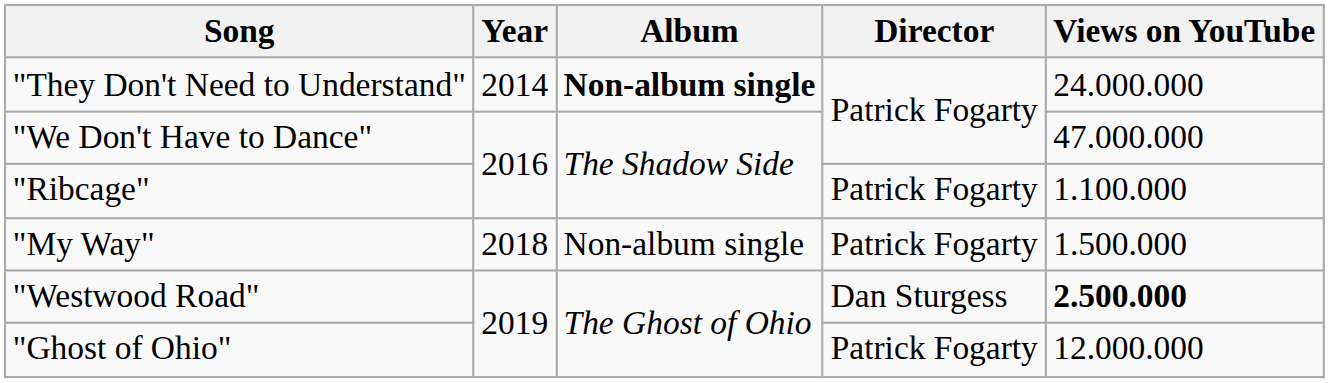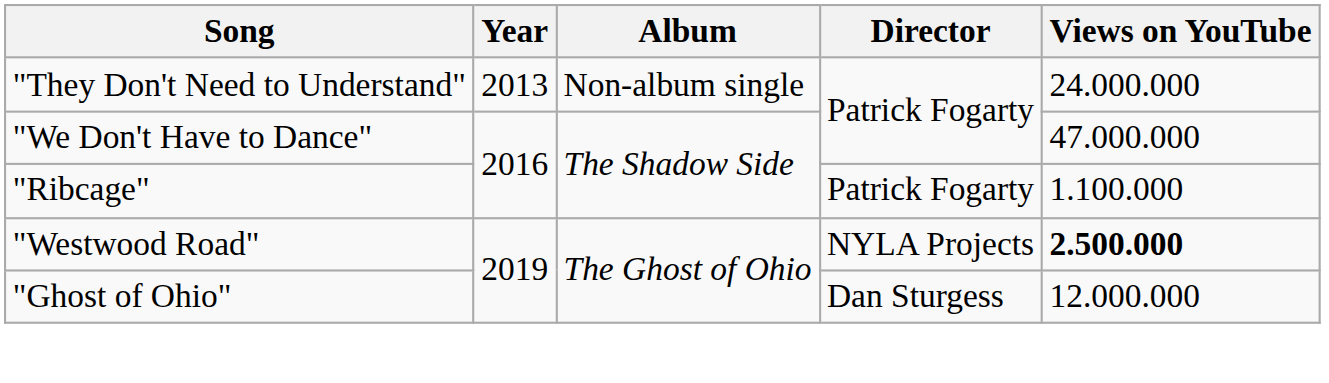(515, 84) 2014 -> (515, 84) 2013
(689, 84) bold -> (684, 84) normal
- row: (84, 243)
(919, 296) Dan Sturgess -> (931, 243) NYLA Projects
(934, 349) Patrick Fogarty -> (915, 296) Dan Sturgess
